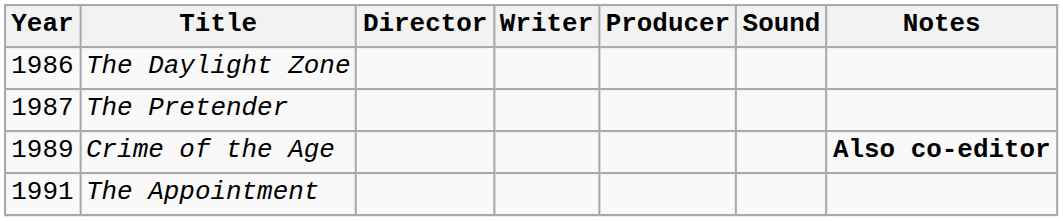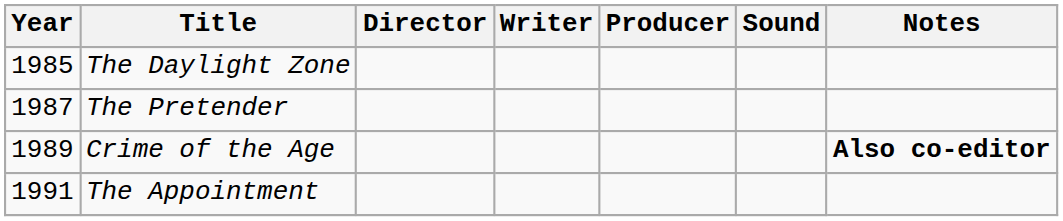(42, 68) 1986 -> (42, 68) 1985
